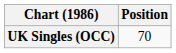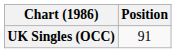(145, 36) 70 -> (145, 36) 91
